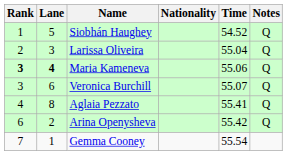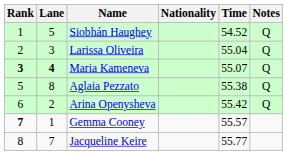(234, 68) 55.06 -> (234, 68) 55.07
- row: (110, 86)
(20, 104) 4 -> (20, 86) 5
(234, 104) 55.41 -> (234, 86) 55.38
(20, 141) normal -> (20, 123) bold
(234, 141) 55.54 -> (234, 123) 55.57
+ row: (108, 141)
